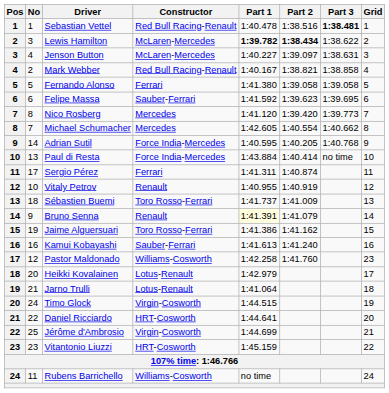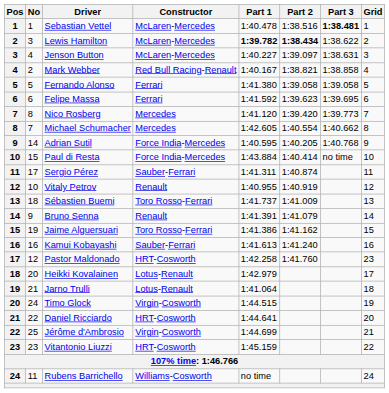(186, 26) Red Bull Racing-Renault -> (175, 26) McLaren-Mercedes
(165, 99) Sauber-Ferrari -> (149, 99) Ferrari
(33, 157) 13 -> (33, 157) 15
(149, 172) Ferrari -> (165, 172) Sauber-Ferrari
(259, 215) lightyellow background -> (259, 215) no background
(174, 259) Williams-Cosworth -> (165, 259) HRT-Cosworth
